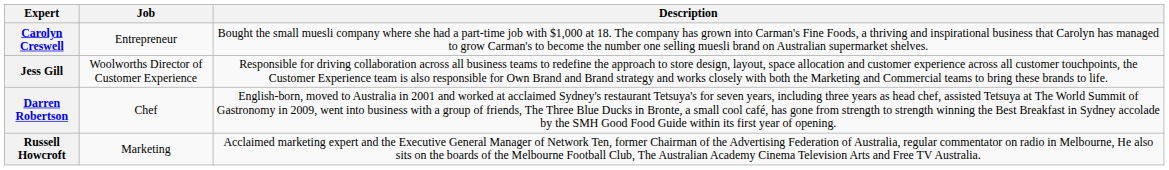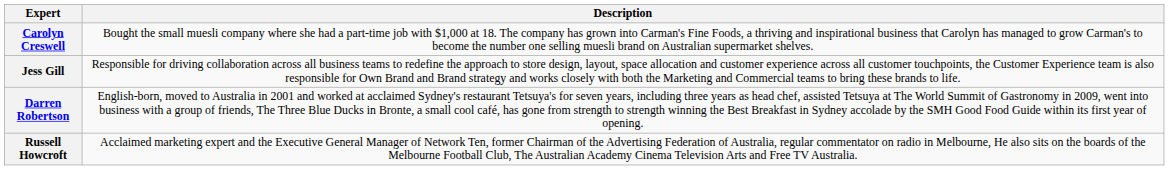- column: (146, 13)
